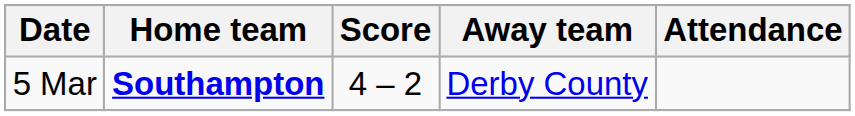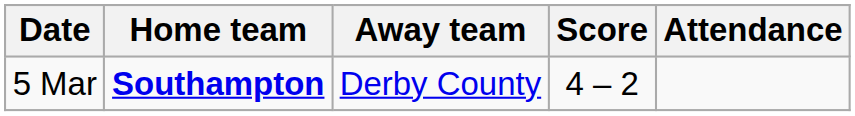columns swapped: (385, 30) <-> (547, 30)
